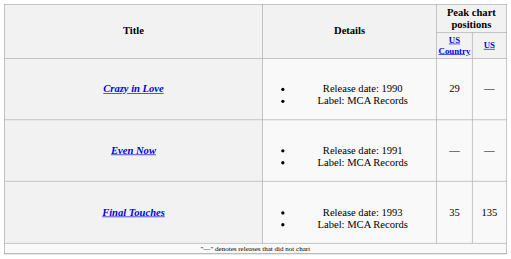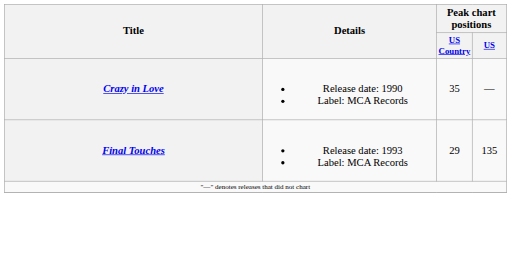(454, 89) 29 -> (454, 89) 35
- row: (133, 150)
(454, 212) 35 -> (454, 150) 29
